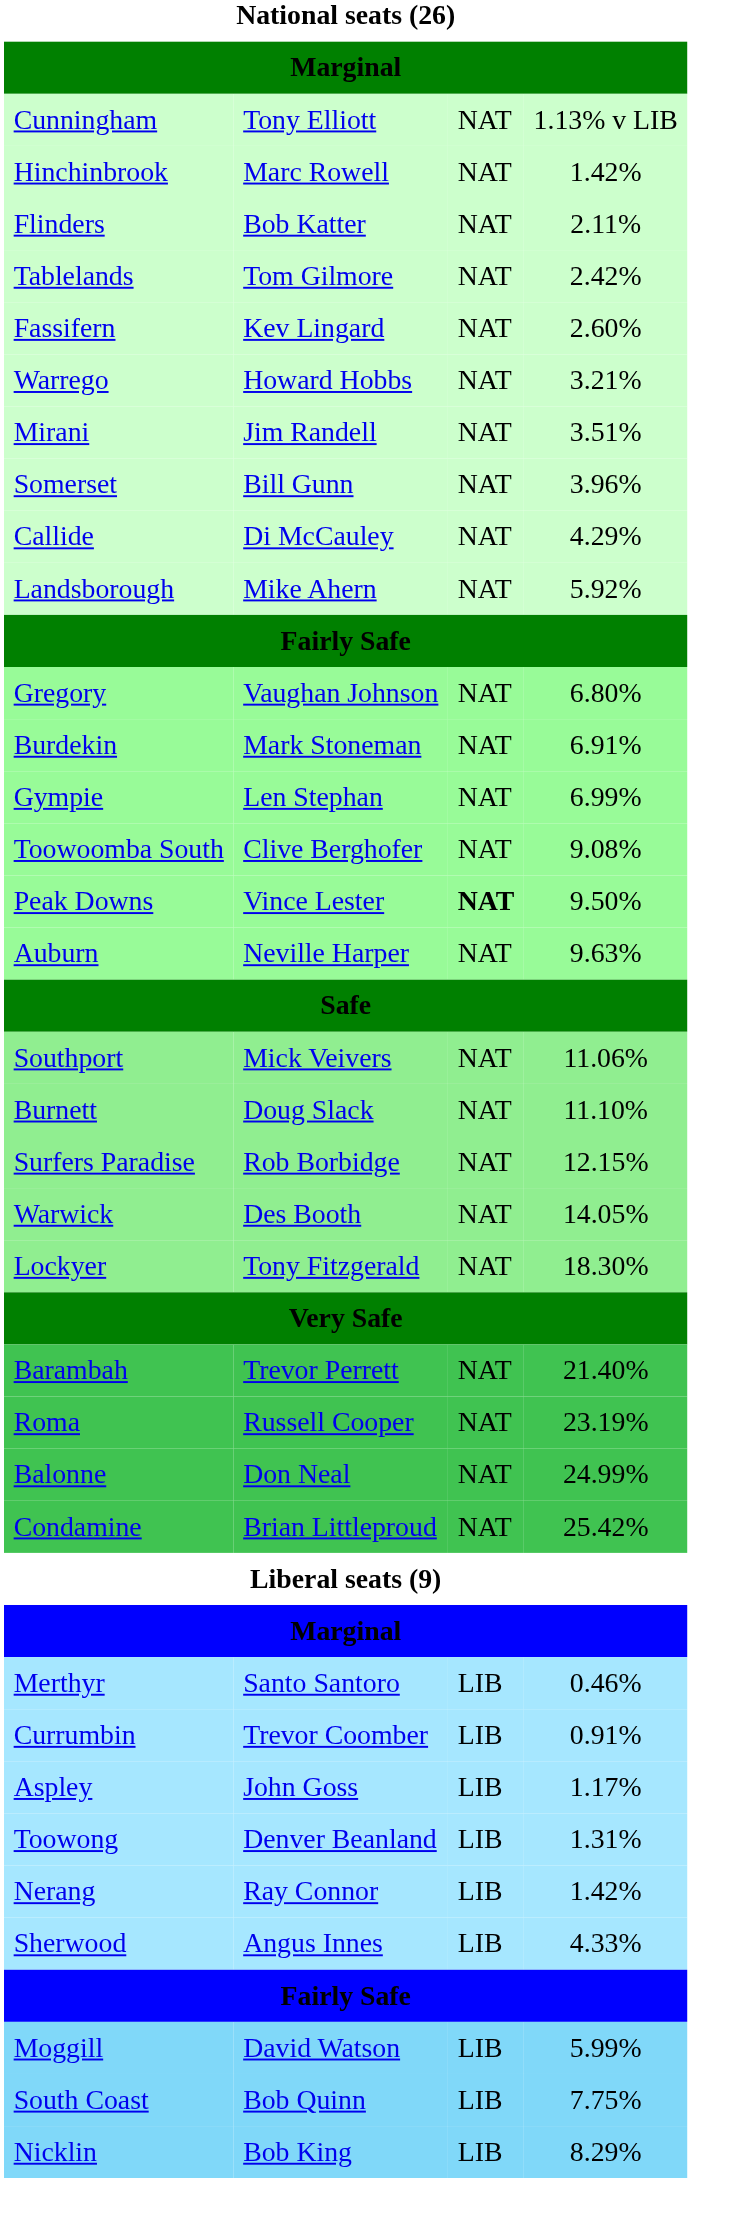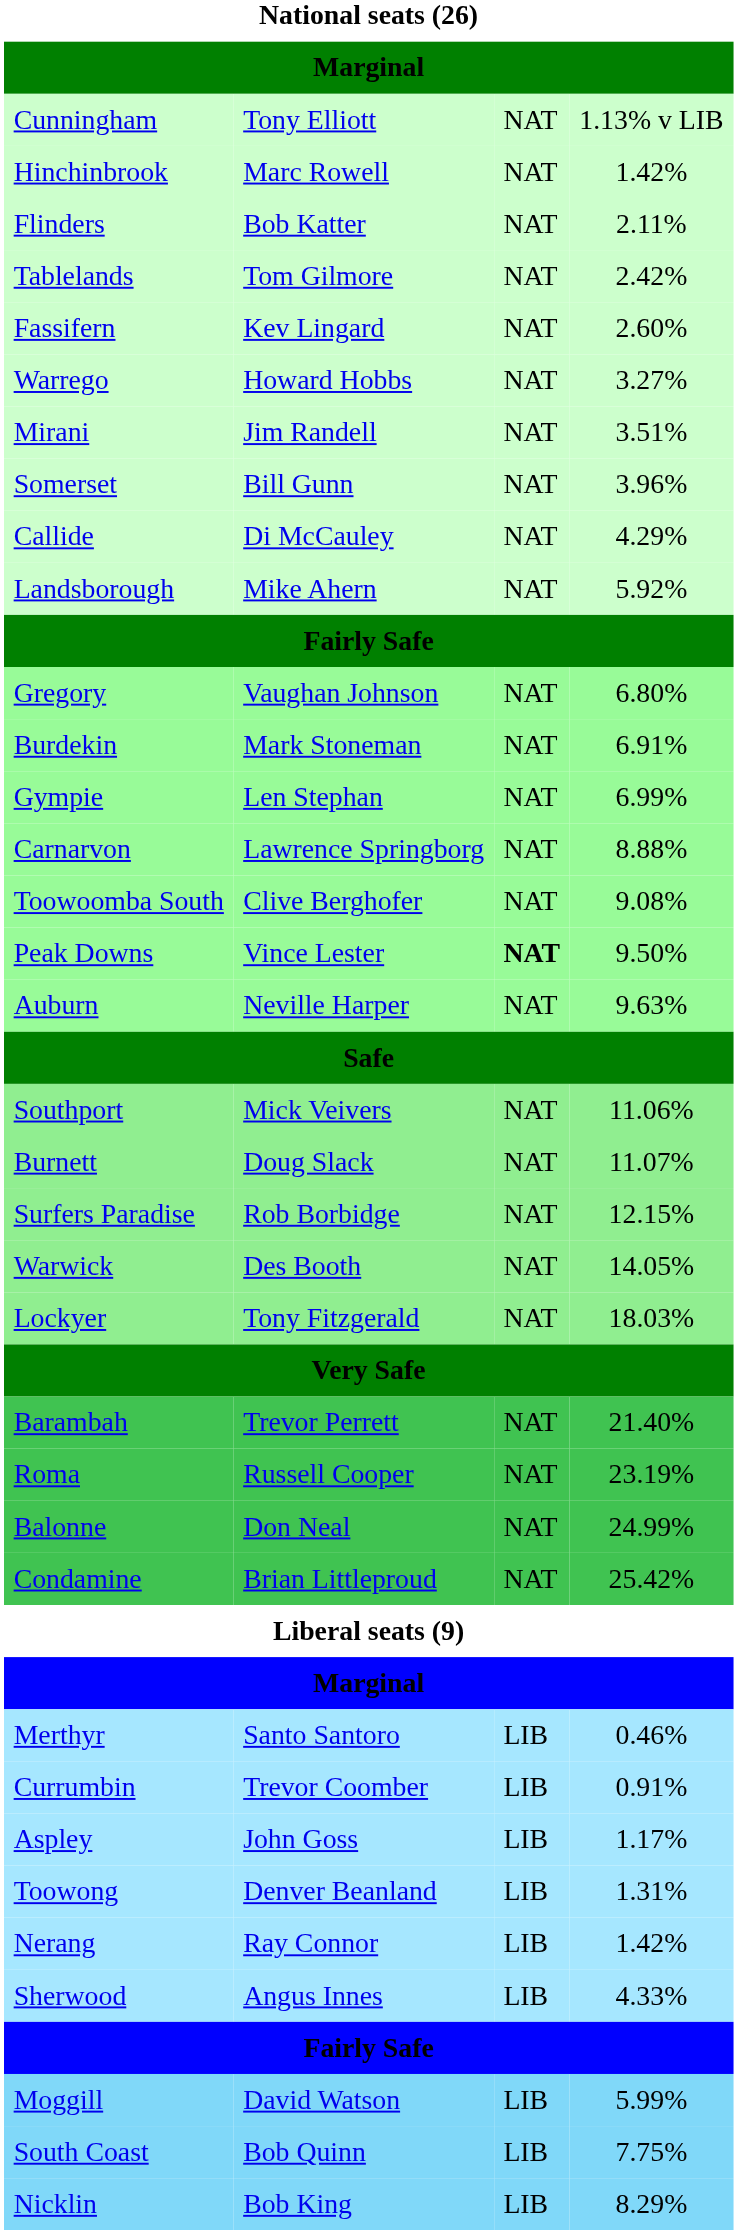(606, 379) 3.21% -> (651, 379) 3.27%
+ row: (72, 848)
(606, 1108) 11.10% -> (651, 1161) 11.07%
(606, 1265) 18.30% -> (651, 1317) 18.03%
